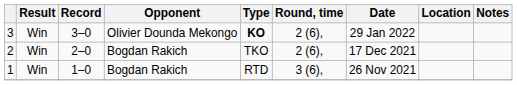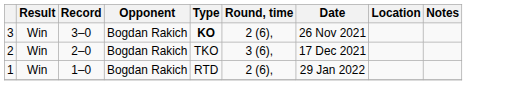(172, 32) Olivier Dounda Mekongo -> (147, 32) Bogdan Rakich
(382, 32) 29 Jan 2022 -> (332, 32) 26 Nov 2021
(309, 51) 2 (6), -> (259, 51) 3 (6),
(309, 70) 3 (6), -> (259, 70) 2 (6),
(382, 70) 26 Nov 2021 -> (332, 70) 29 Jan 2022
